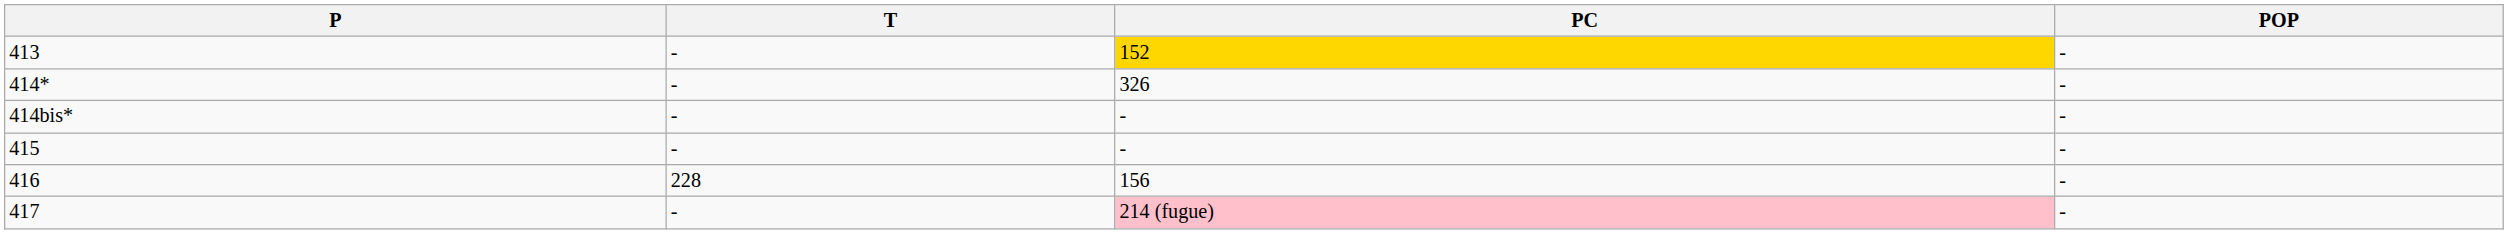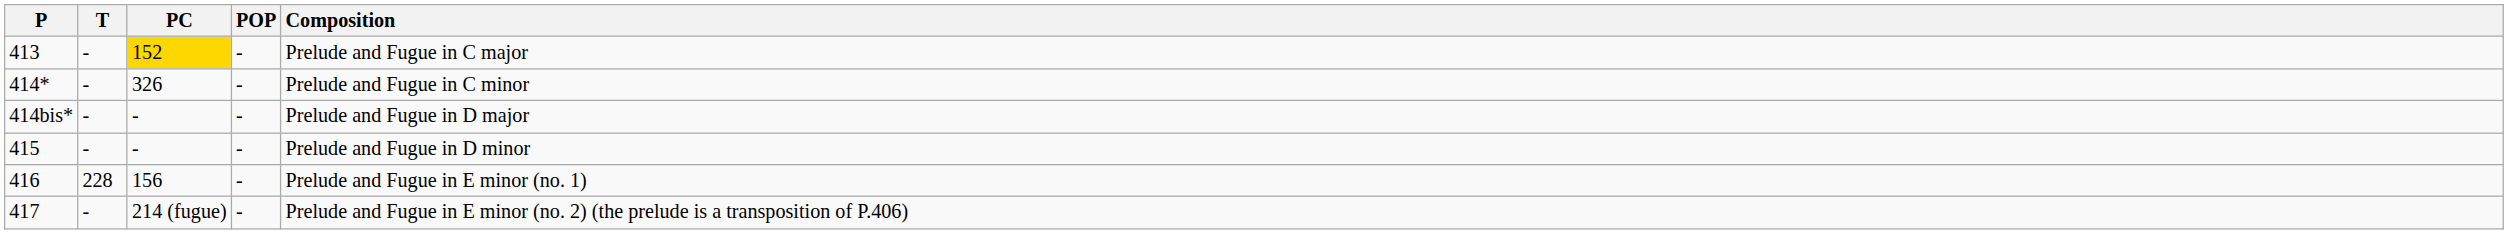+ column: (340, 20)
(1167, 212) pink background -> (179, 212) no background
